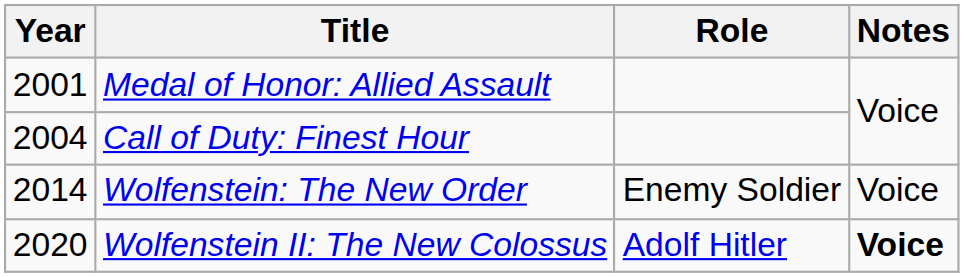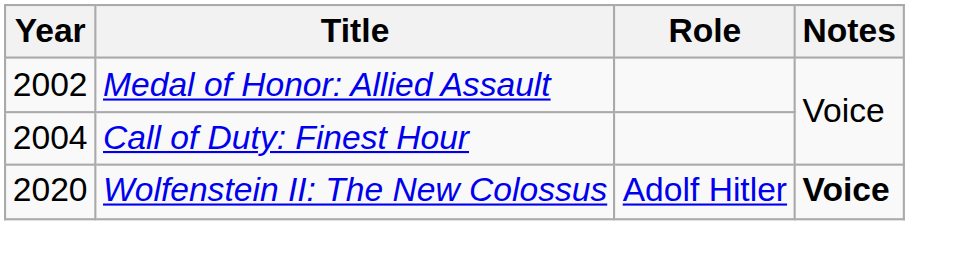(50, 84) 2001 -> (50, 84) 2002
- row: (315, 191)
